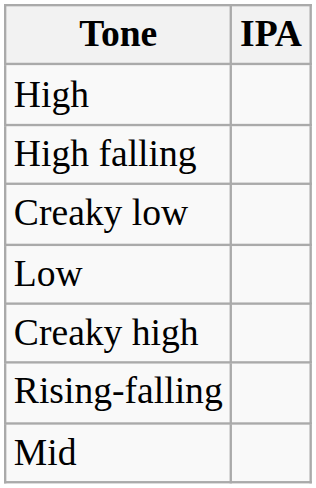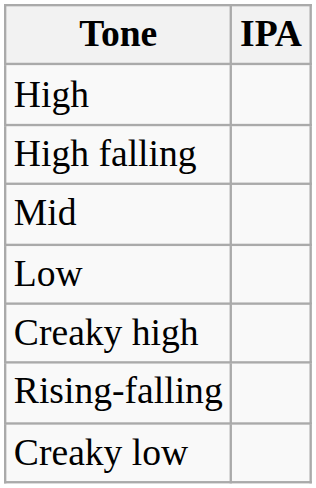rows swapped: (101, 213) <-> (45, 451)
